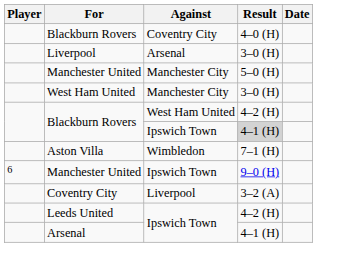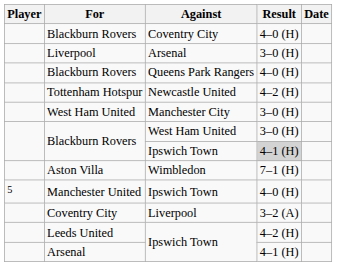- row: (94, 72)
+ row: (92, 72)
+ row: (95, 92)
(260, 111) 4–2 (H) -> (279, 131) 3–0 (H)
(10, 169) 6 -> (10, 189) 5
(260, 172) 9–0 (H) -> (279, 191) 4–0 (H)
